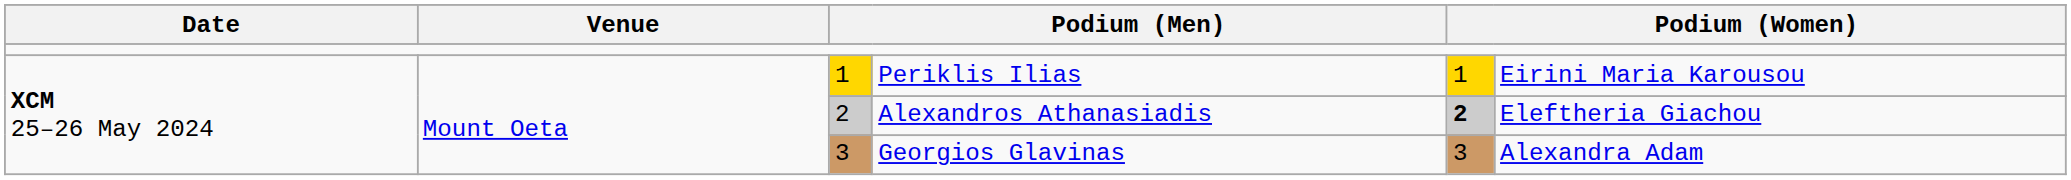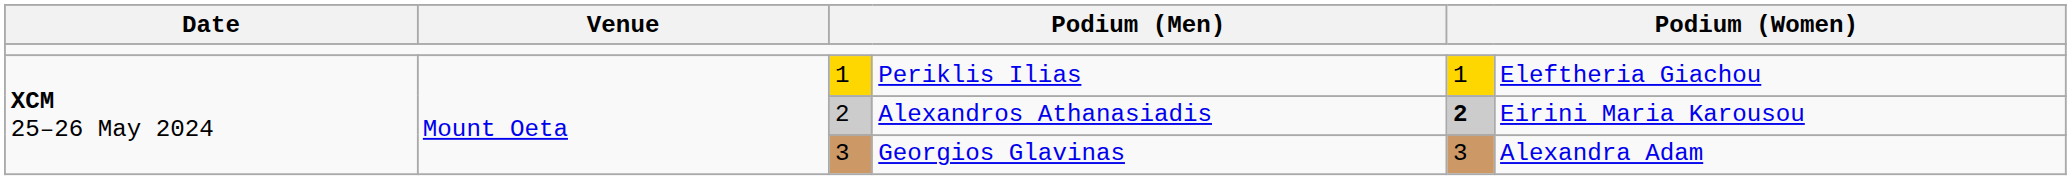(1652, 76) Eirini Maria Karousou -> (1631, 76) Eleftheria Giachou
(1631, 115) Eleftheria Giachou -> (1652, 115) Eirini Maria Karousou
